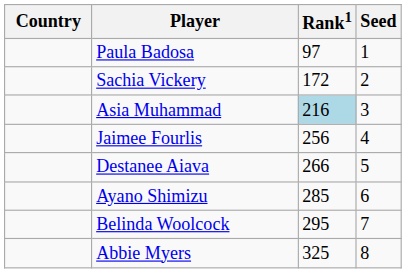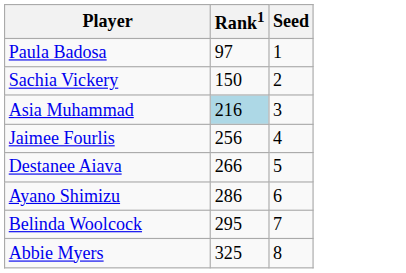- column: (48, 21)
(316, 81) 172 -> (228, 81) 150
(316, 195) 285 -> (228, 195) 286
